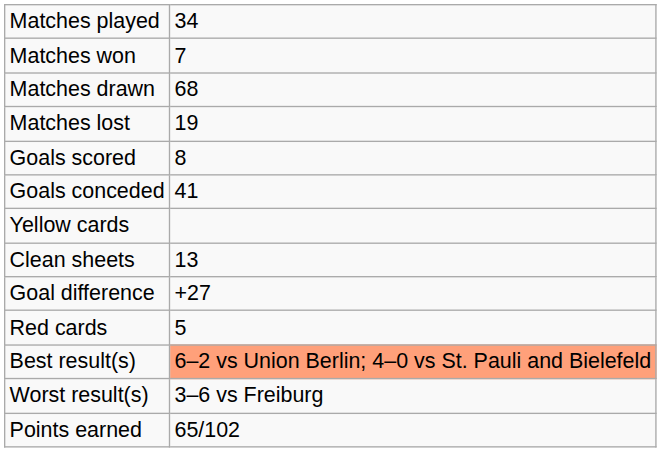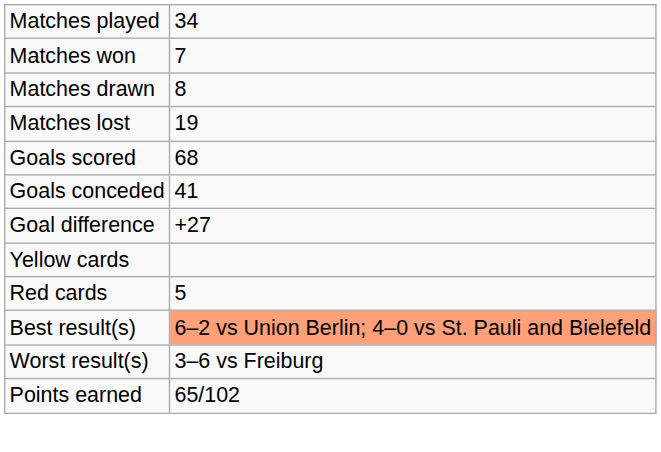(186, 89) 68 -> (180, 89) 8
(180, 157) 8 -> (186, 157) 68
rows swapped: (82, 293) <-> (69, 225)
- row: (72, 259)
